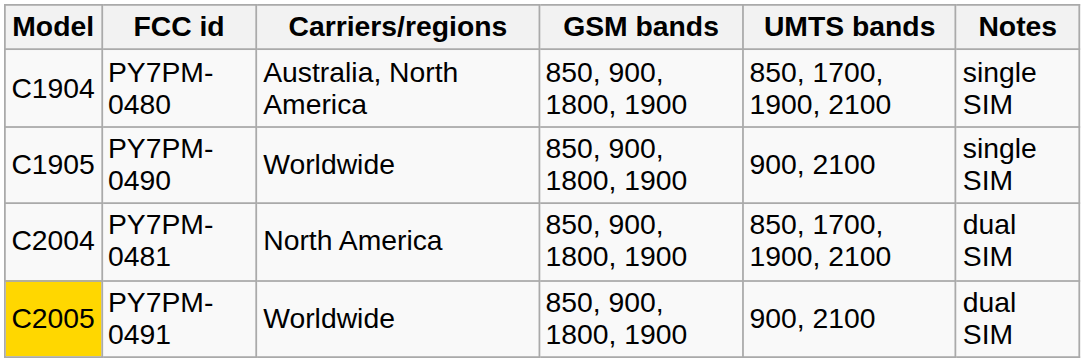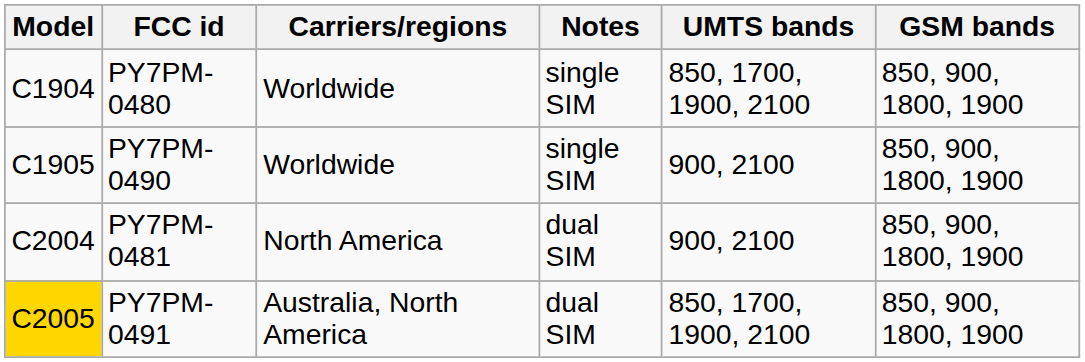columns swapped: (641, 26) <-> (1018, 26)
(361, 87) Australia, North America -> (329, 87) Worldwide
(820, 241) 850, 1700, 1900, 2100 -> (731, 241) 900, 2100
(329, 318) Worldwide -> (361, 318) Australia, North America
(813, 318) 900, 2100 -> (739, 318) 850, 1700, 1900, 2100
